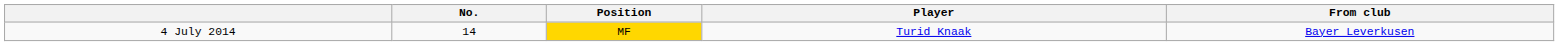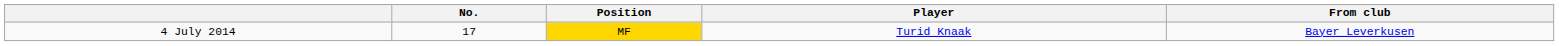(469, 31) 14 -> (469, 31) 17
